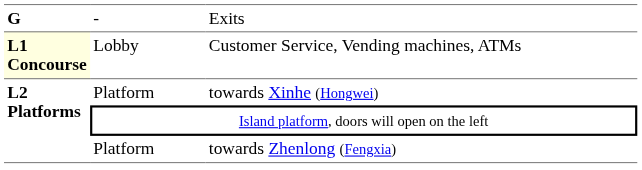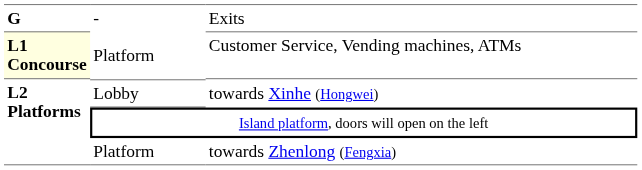(116, 45) Lobby -> (124, 55) Platform
(124, 92) Platform -> (116, 93) Lobby
